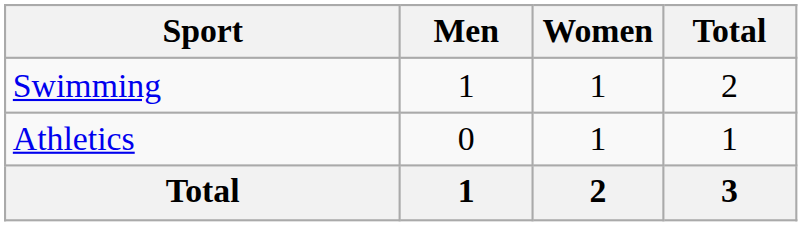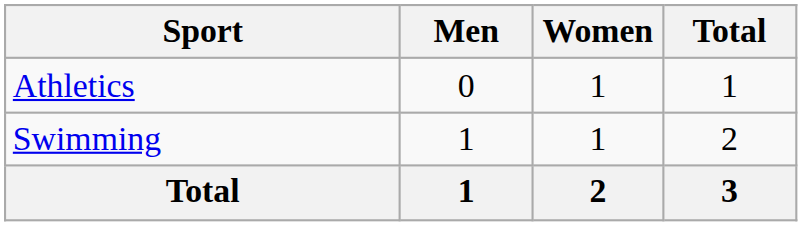rows swapped: (74, 138) <-> (87, 84)
